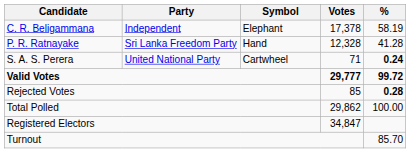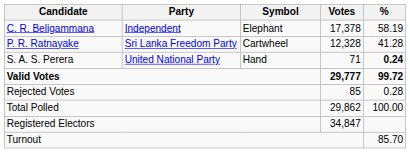(255, 44) Hand -> (265, 44) Cartwheel
(265, 60) Cartwheel -> (255, 60) Hand
(393, 92) bold -> (393, 92) normal
